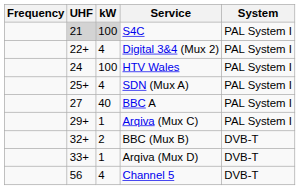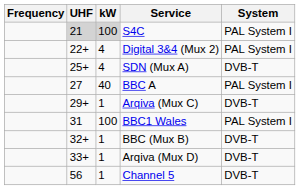- row: (151, 67)
(258, 85) PAL System I -> (241, 67) DVB-T
(258, 121) PAL System I -> (241, 103) DVB-T
+ row: (154, 121)
(101, 139) 2 -> (101, 139) 1
(101, 175) 4 -> (101, 175) 1
